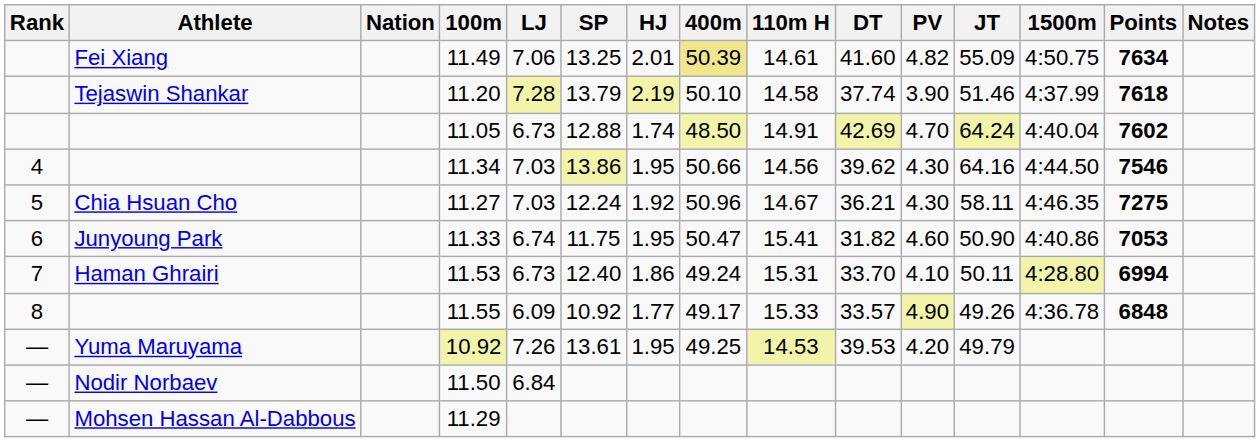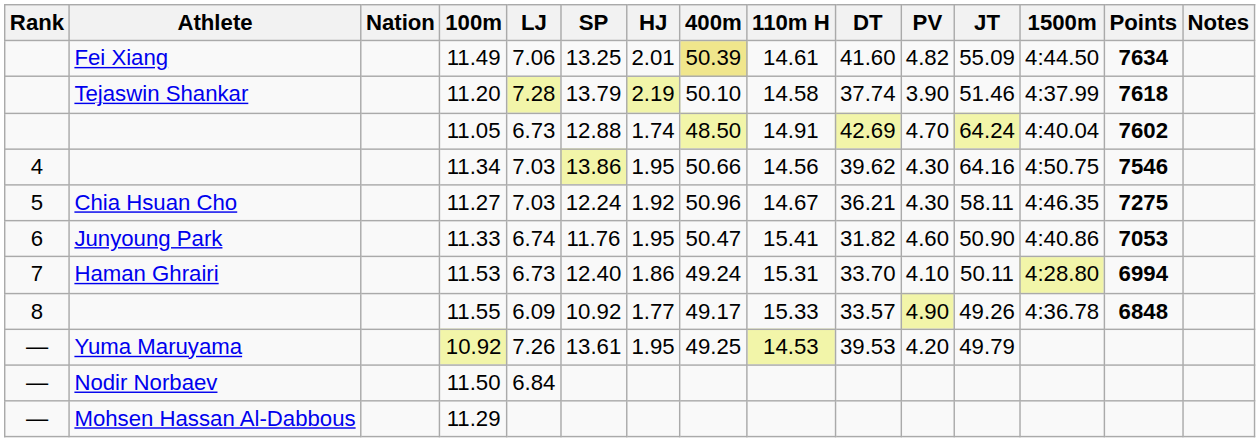(1062, 58) 4:50.75 -> (1062, 58) 4:44.50
(1062, 166) 4:44.50 -> (1062, 166) 4:50.75
(593, 238) 11.75 -> (593, 238) 11.76
